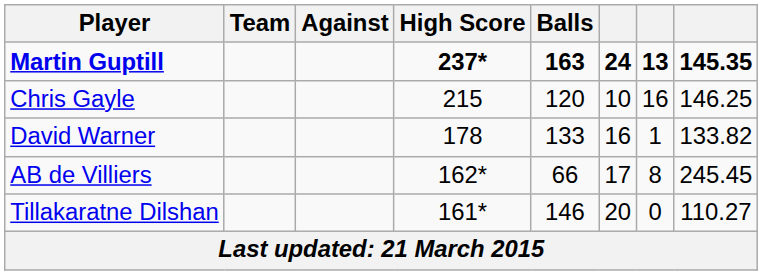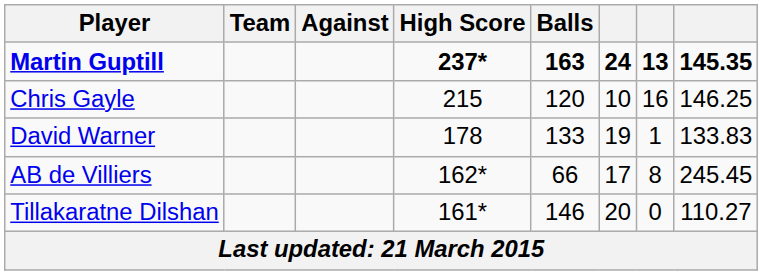(618, 136) 16 -> (618, 136) 19
(716, 136) 133.82 -> (716, 136) 133.83
